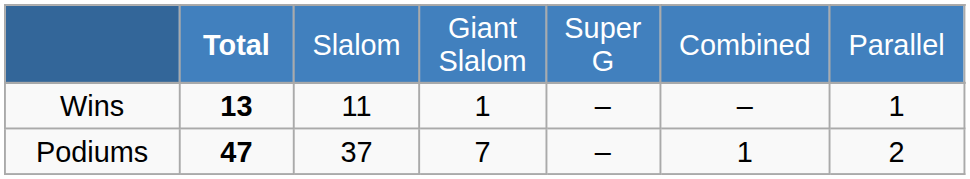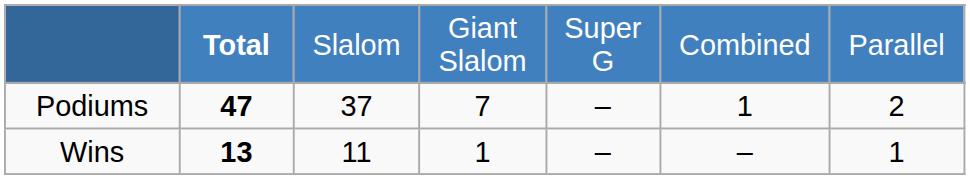rows swapped: (92, 106) <-> (92, 152)
